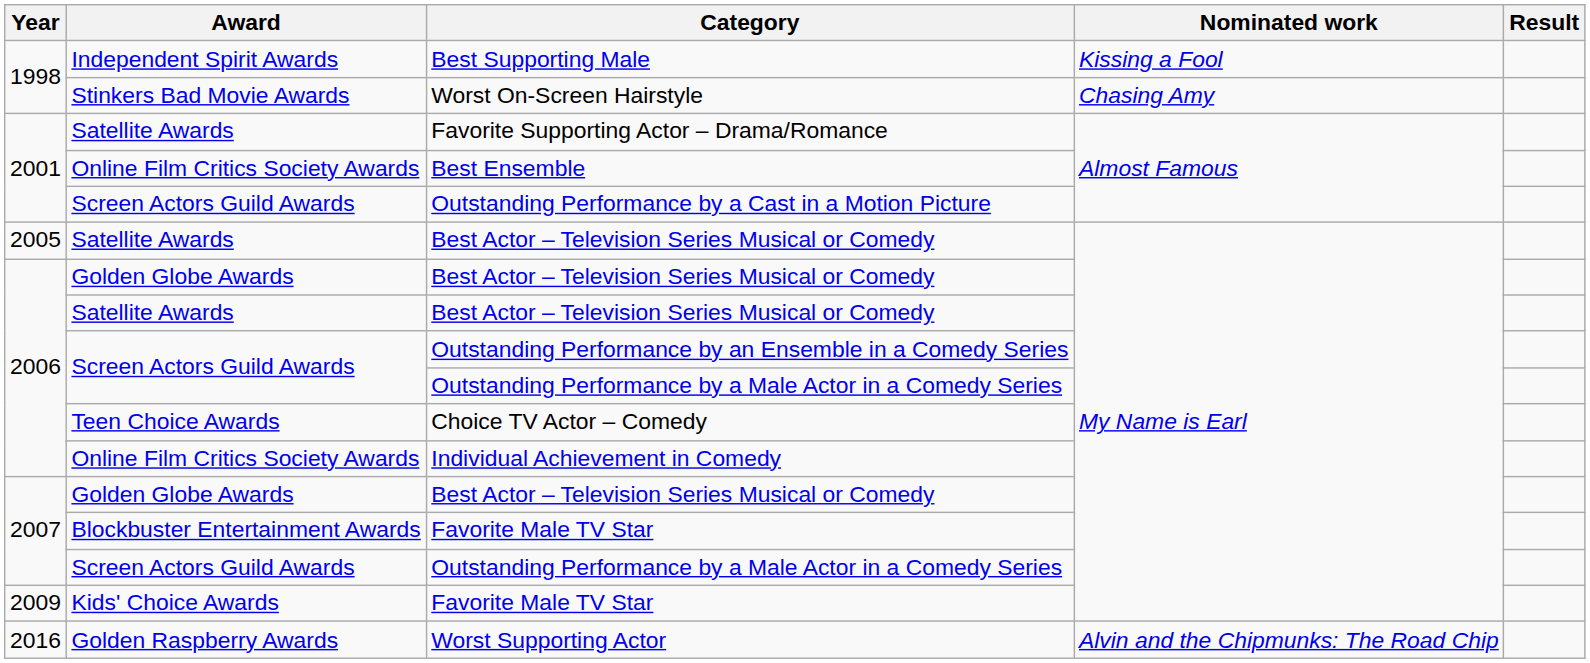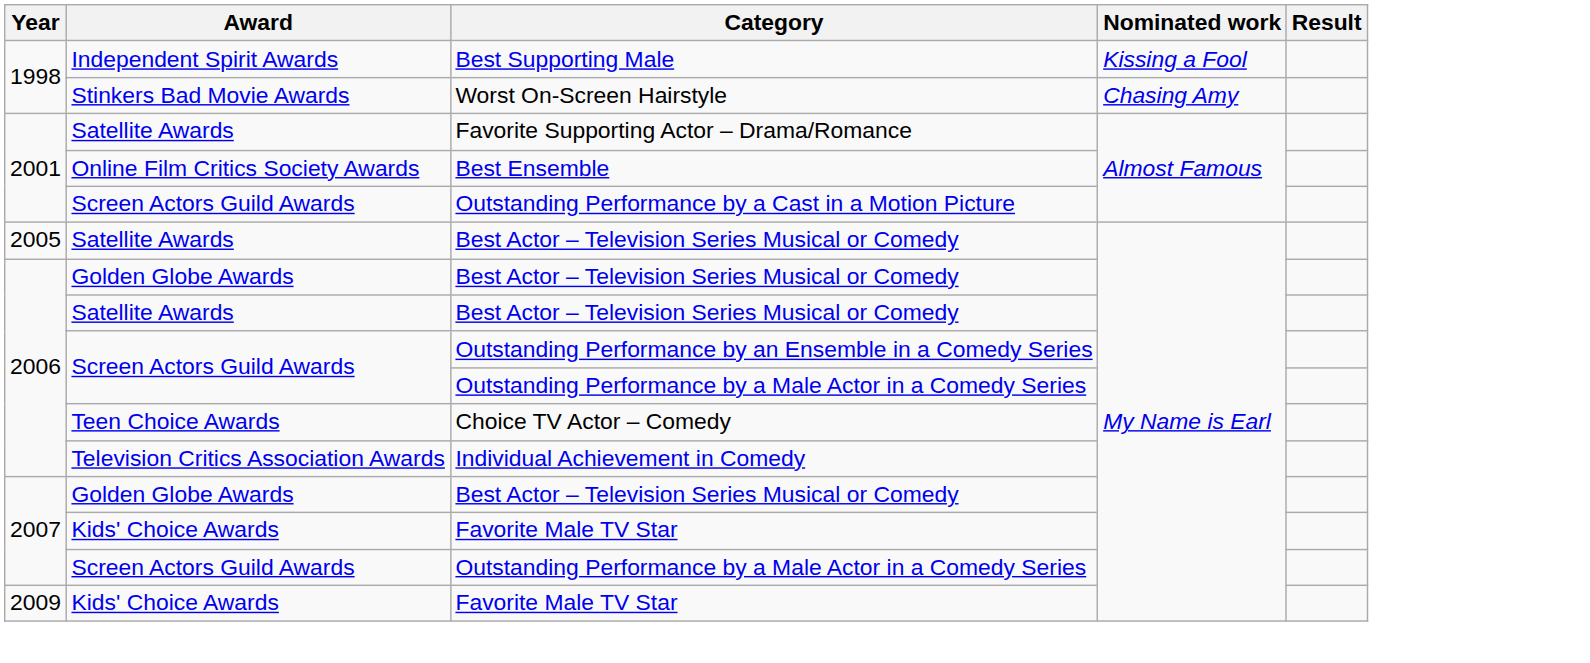(245, 458) Online Film Critics Society Awards -> (258, 458) Television Critics Association Awards
(246, 530) Blockbuster Entertainment Awards -> (175, 530) Kids' Choice Awards
- row: (35, 639)
